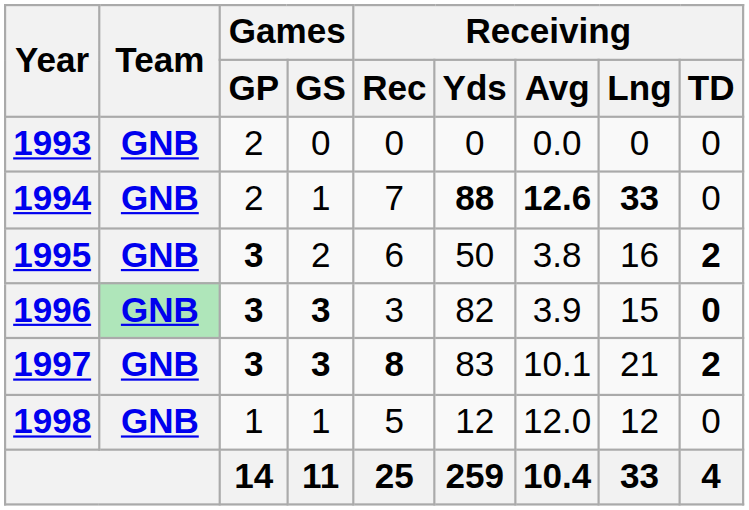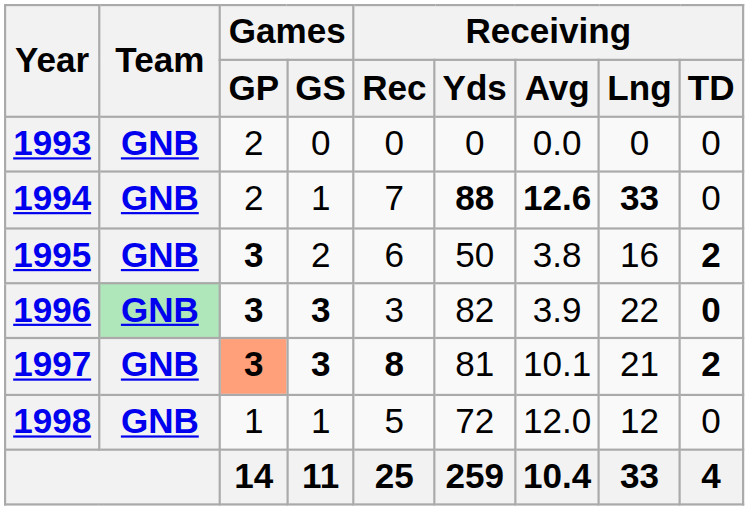(639, 310) 15 -> (639, 310) 22
(254, 365) no background -> (254, 365) lightsalmon background
(475, 365) 83 -> (475, 365) 81
(475, 421) 12 -> (475, 421) 72
